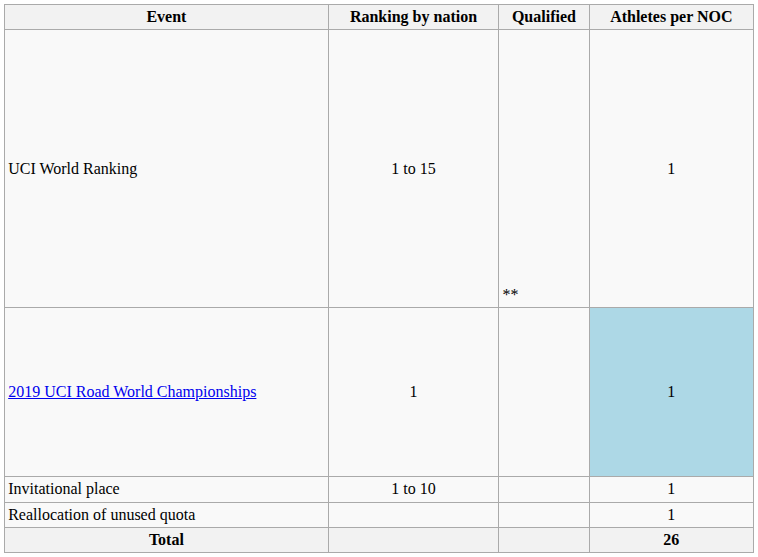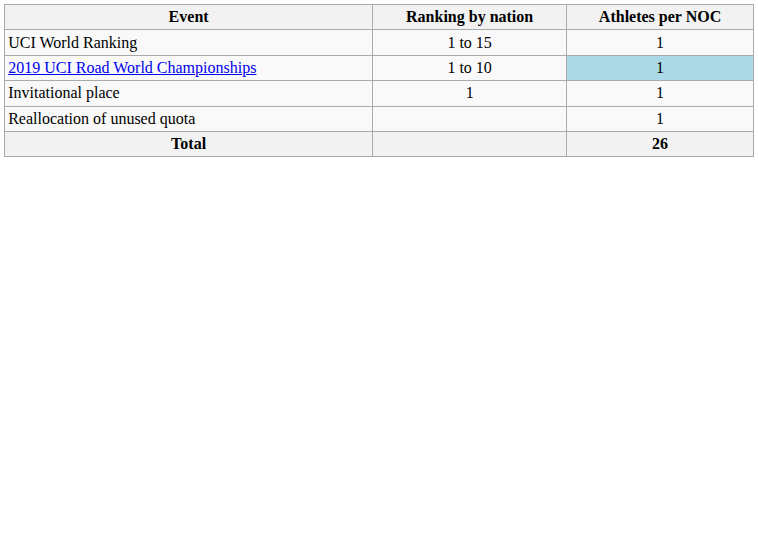- column: (544, 17)
(413, 391) 1 -> (470, 67) 1 to 10
(413, 489) 1 to 10 -> (470, 93) 1
